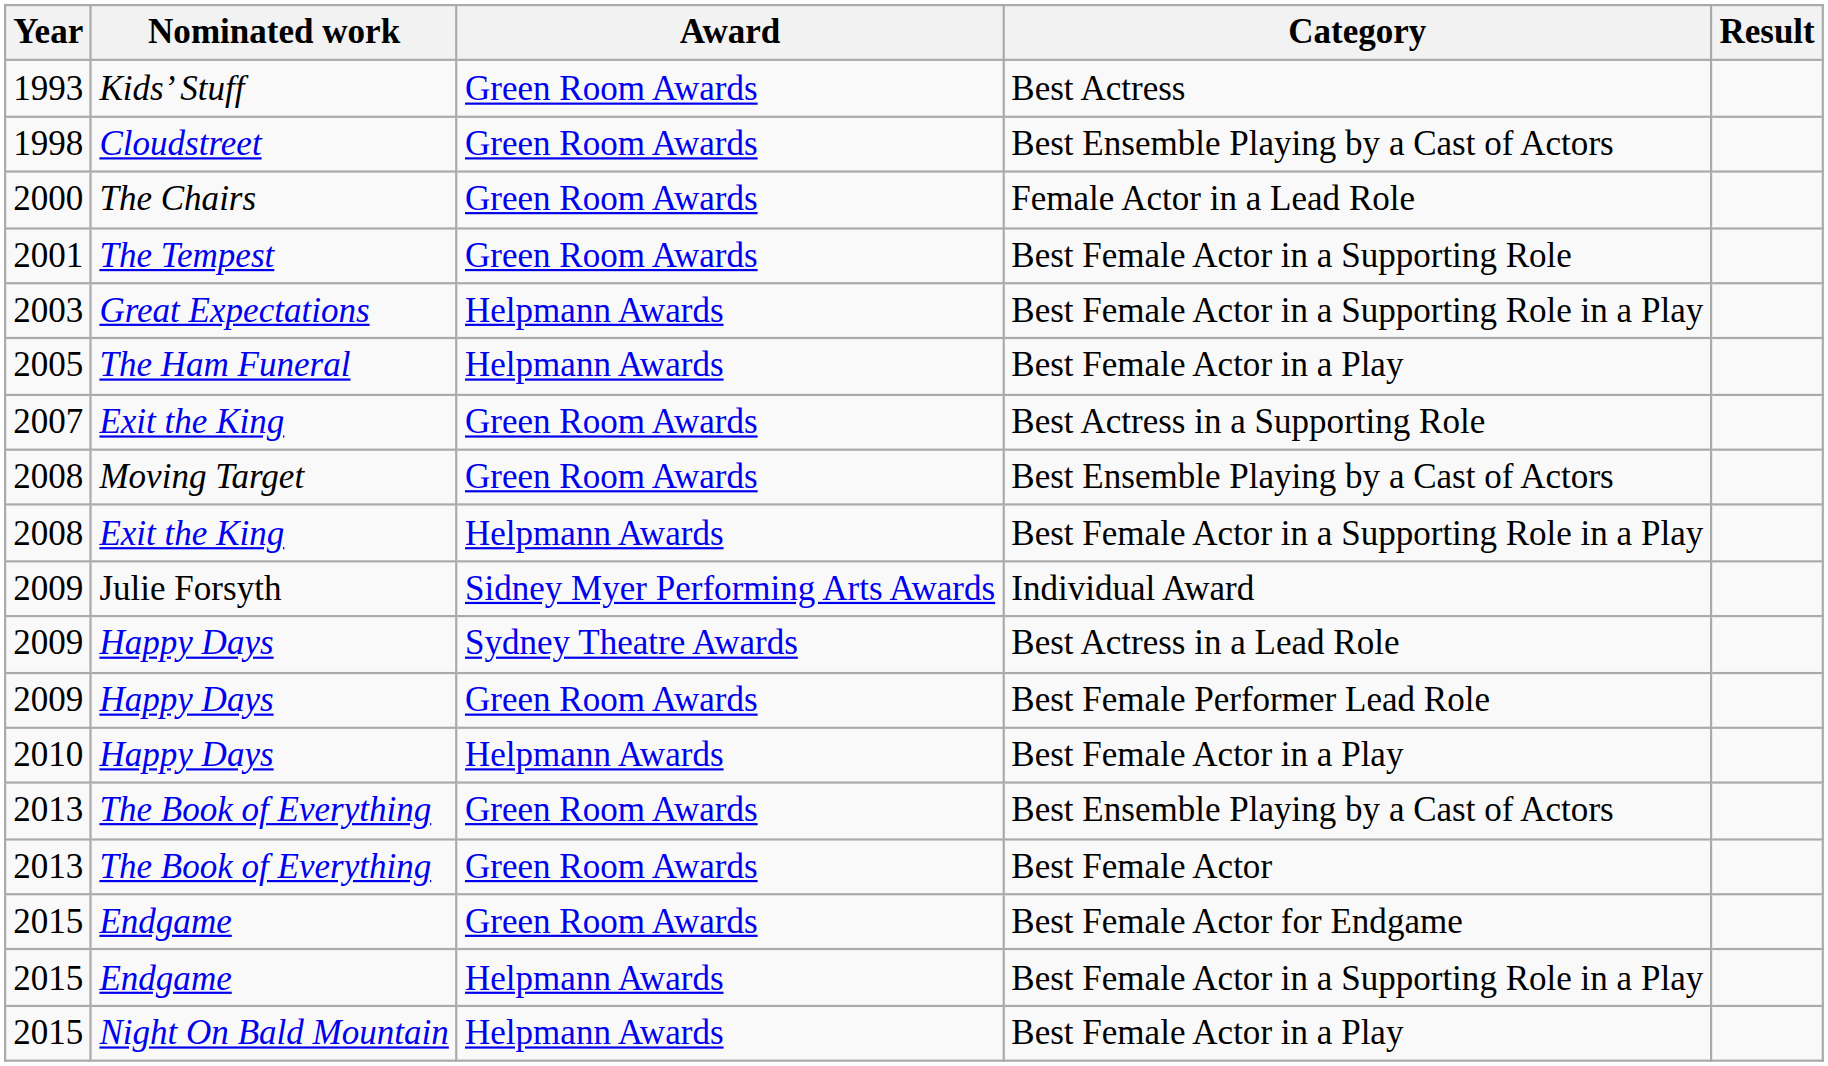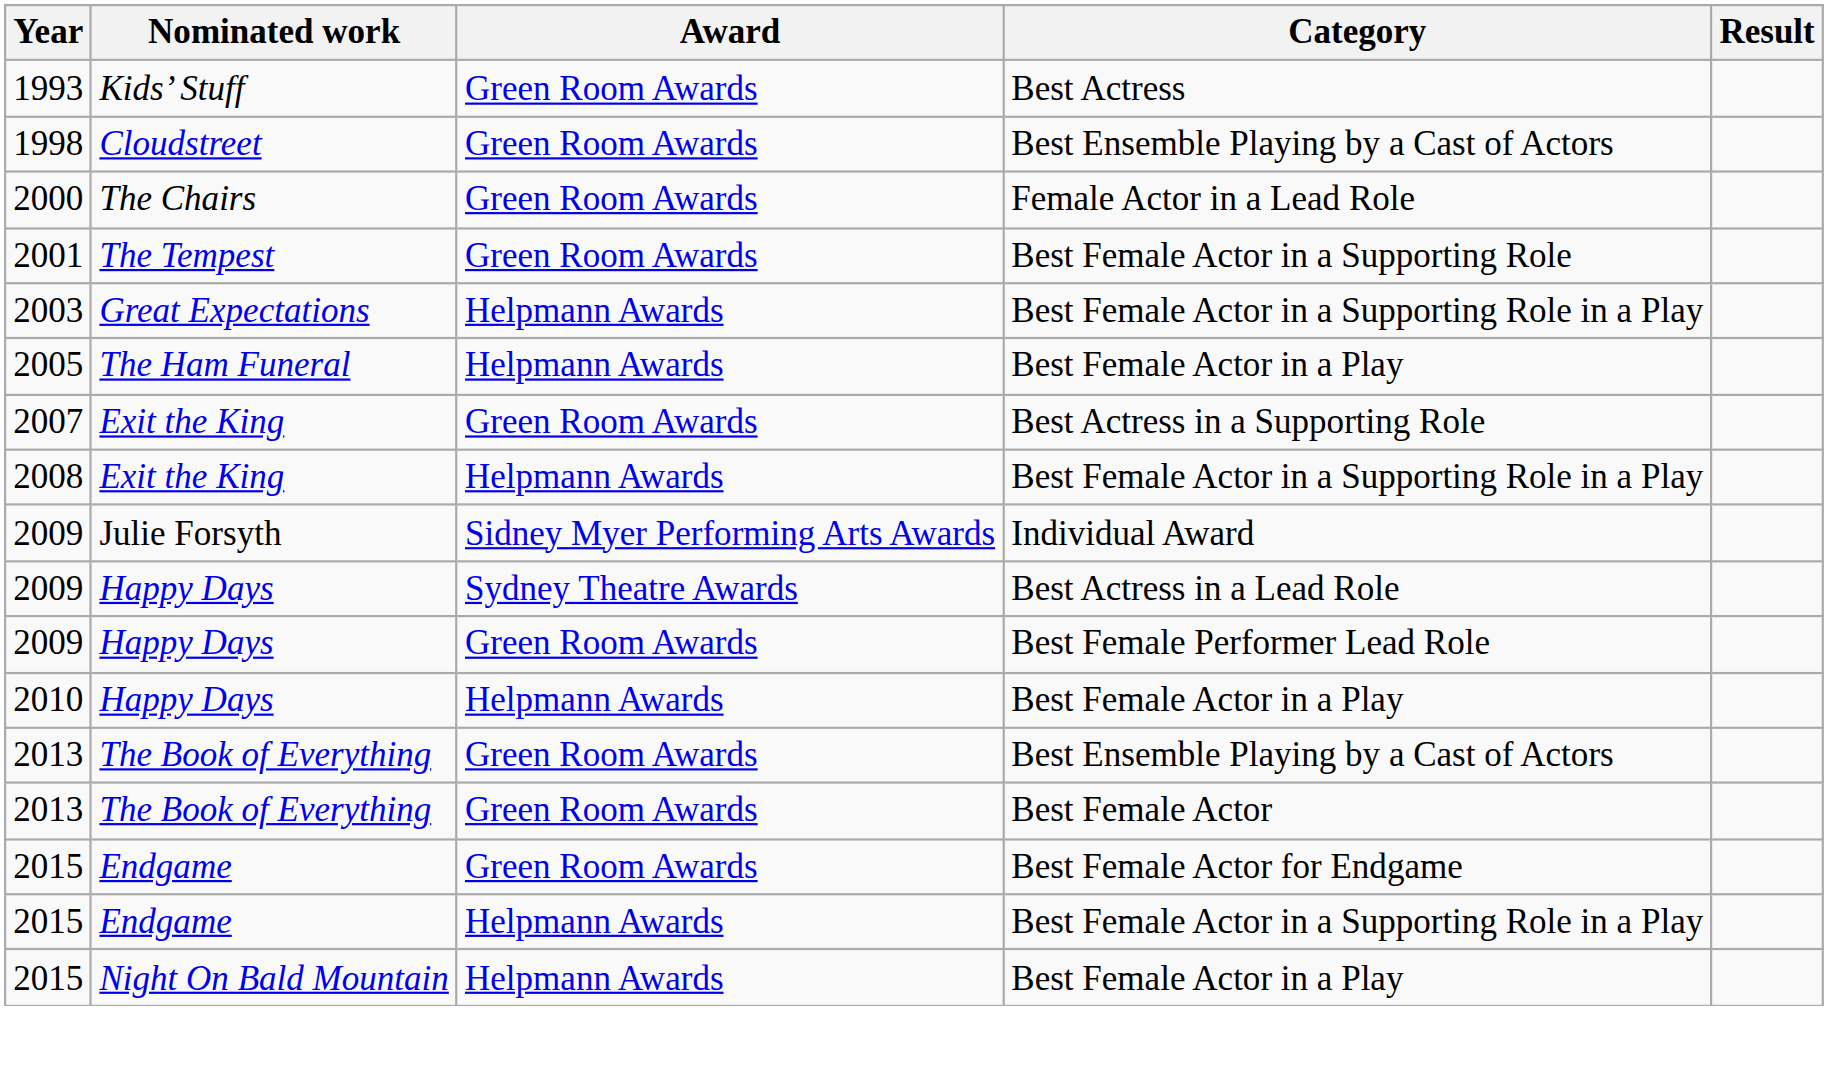- row: (202, 476)
